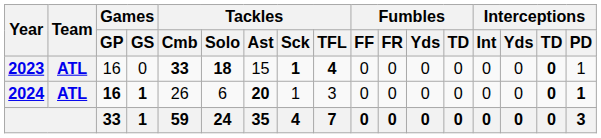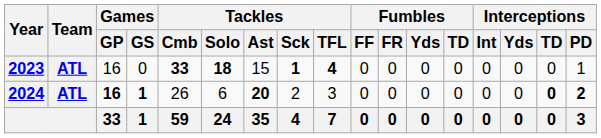(552, 68) bold -> (552, 68) normal
(295, 94) 1 -> (295, 94) 2
(581, 94) 1 -> (581, 94) 2
